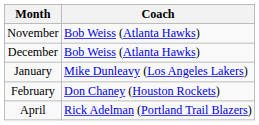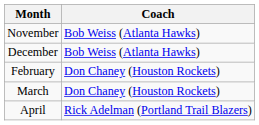- row: (33, 71)
+ row: (33, 91)
